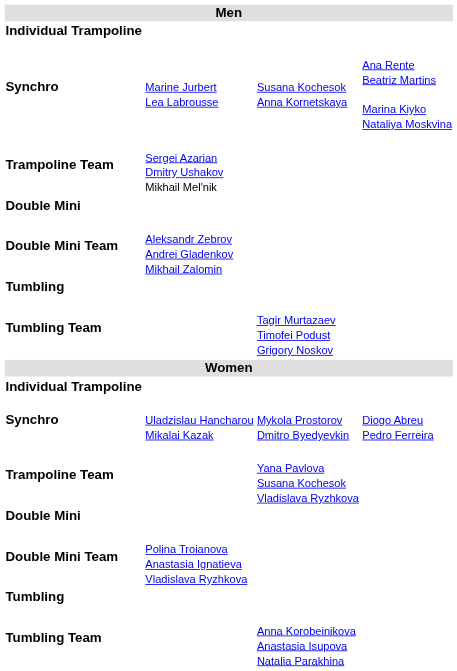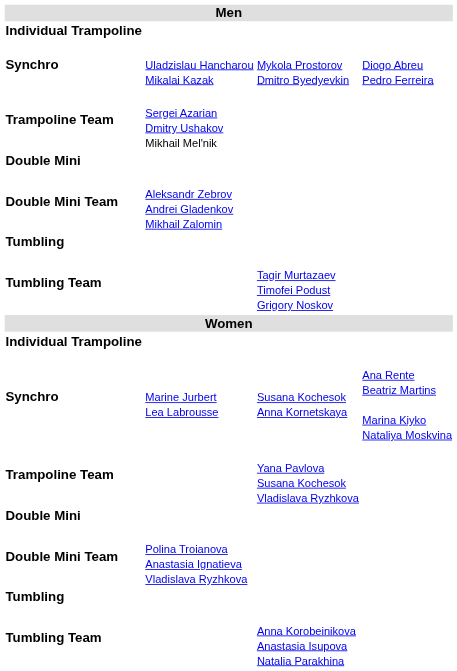rows swapped: (32, 419) <-> (32, 86)
